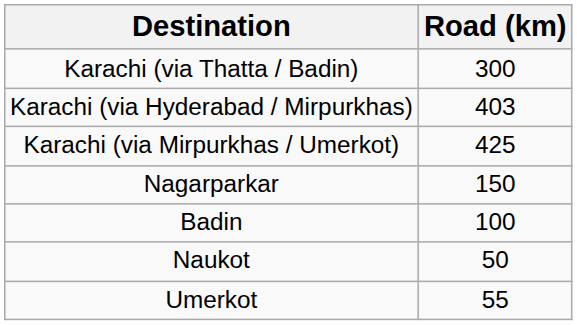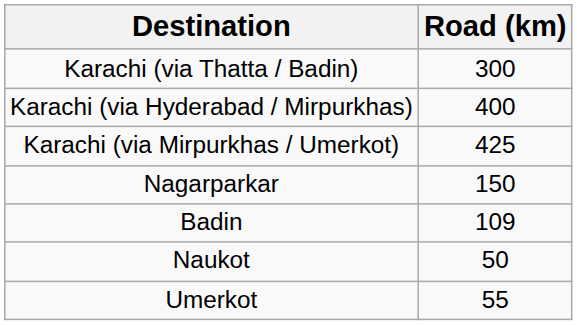(495, 107) 403 -> (495, 107) 400
(495, 222) 100 -> (495, 222) 109
